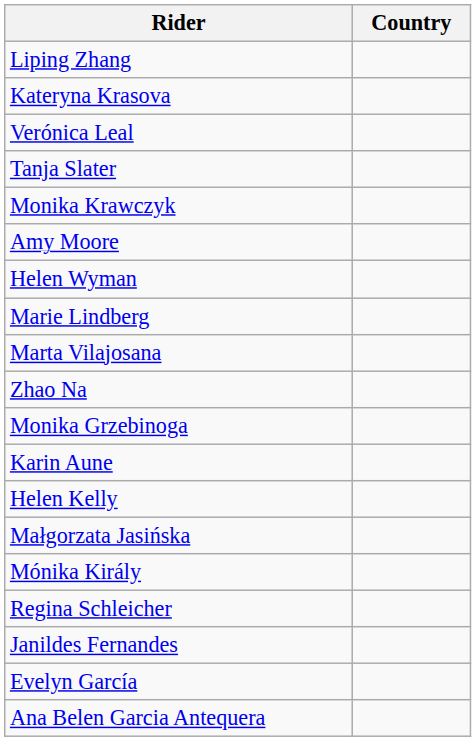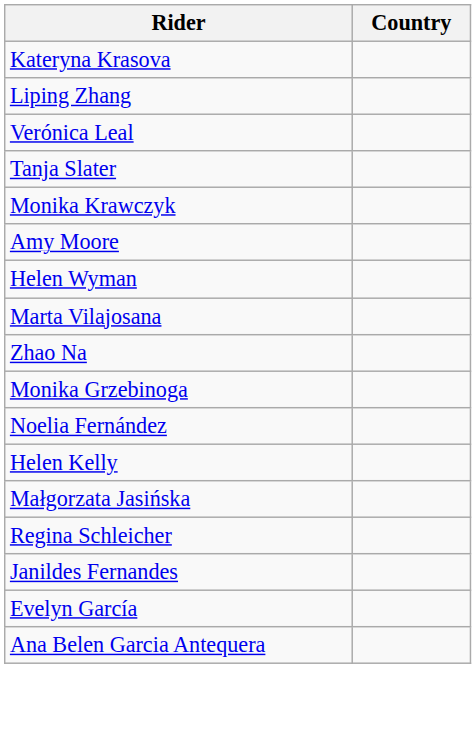rows swapped: (90, 96) <-> (71, 59)
- row: (80, 315)
- row: (61, 462)
+ row: (88, 425)
- row: (75, 571)
